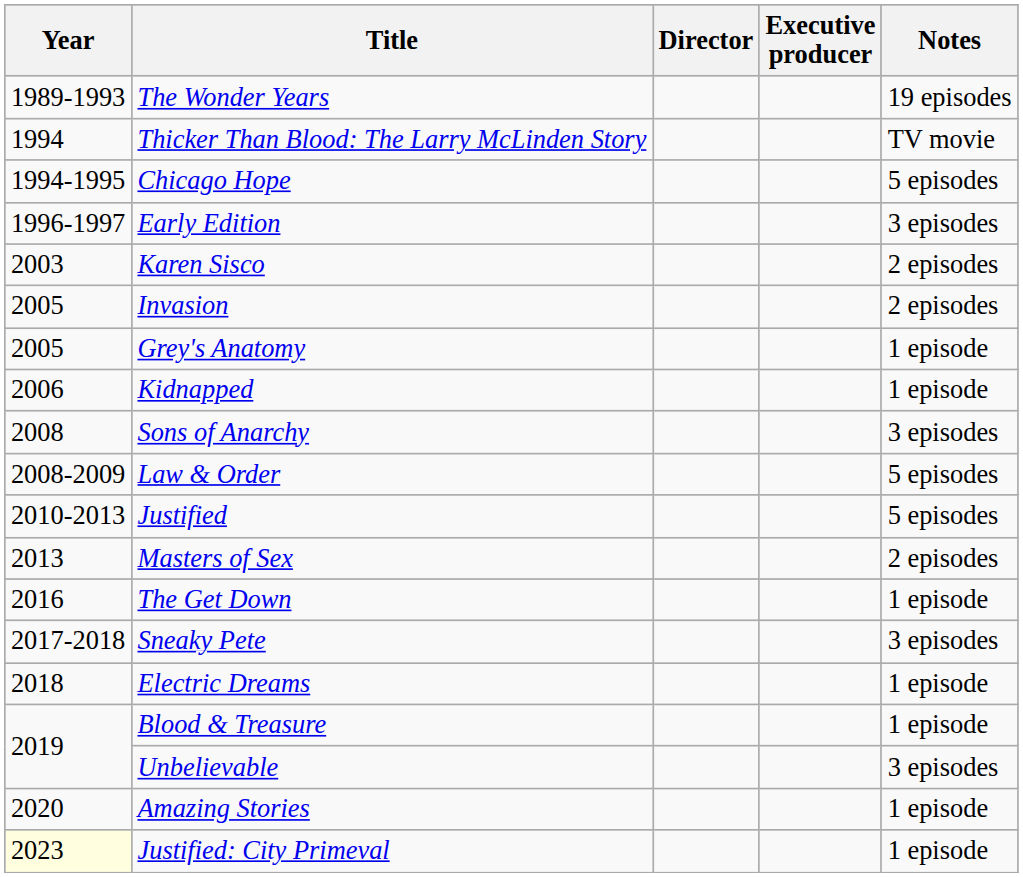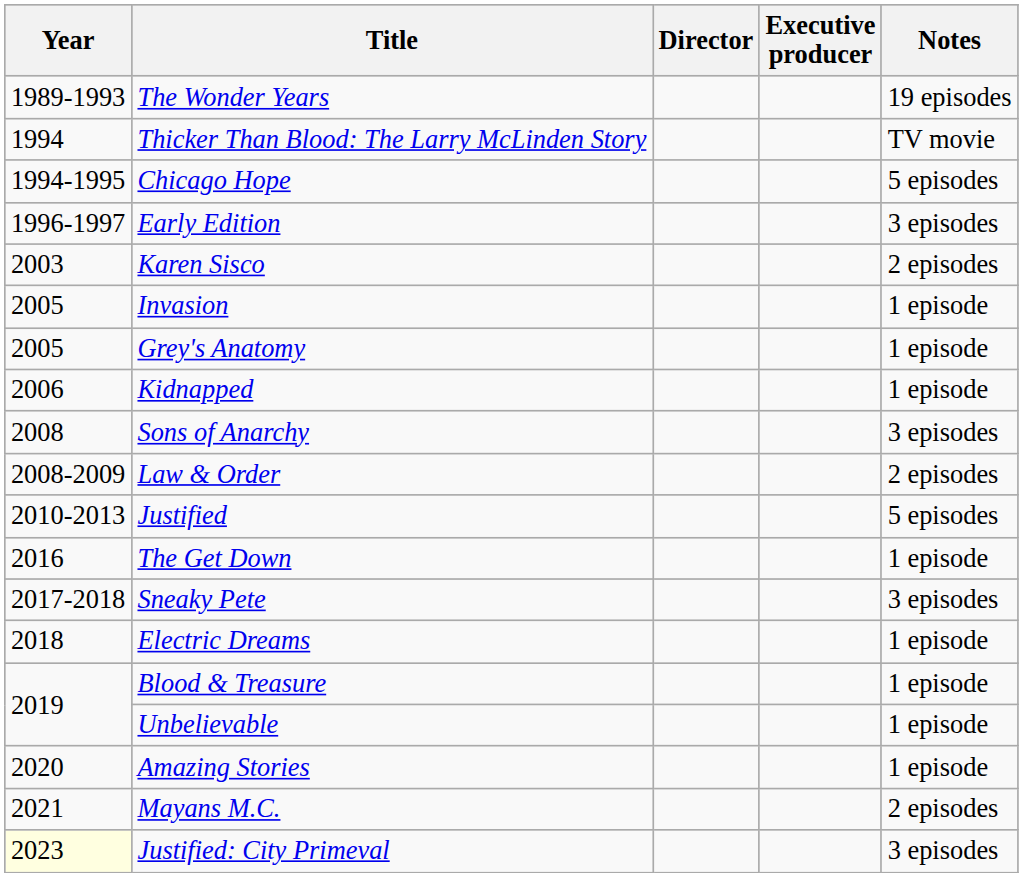(943, 306) 2 episodes -> (938, 306) 1 episode
(943, 473) 5 episodes -> (943, 473) 2 episodes
- row: (215, 557)
(943, 766) 3 episodes -> (938, 725) 1 episode
+ row: (209, 808)
(938, 850) 1 episode -> (943, 850) 3 episodes
